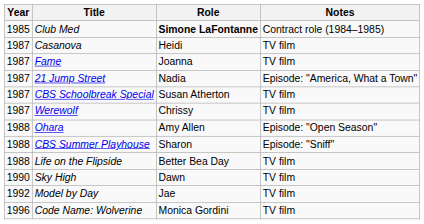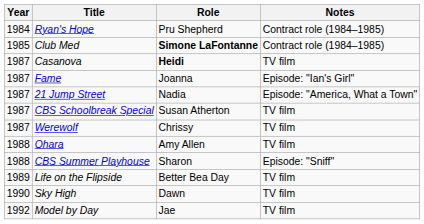+ row: (64, 29)
(170, 45) normal -> (171, 62) bold
(279, 62) TV film -> (308, 78) Episode: "Ian's Girl"
(320, 128) Episode: "Open Season" -> (279, 144) TV film
(18, 161) 1988 -> (18, 177) 1989
- row: (88, 210)
